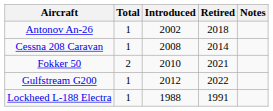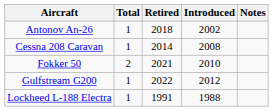columns swapped: (170, 13) <-> (218, 13)
